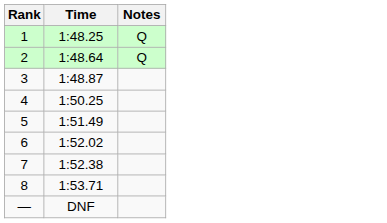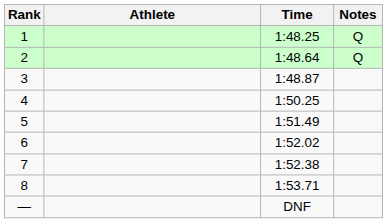+ column: (152, 15)
